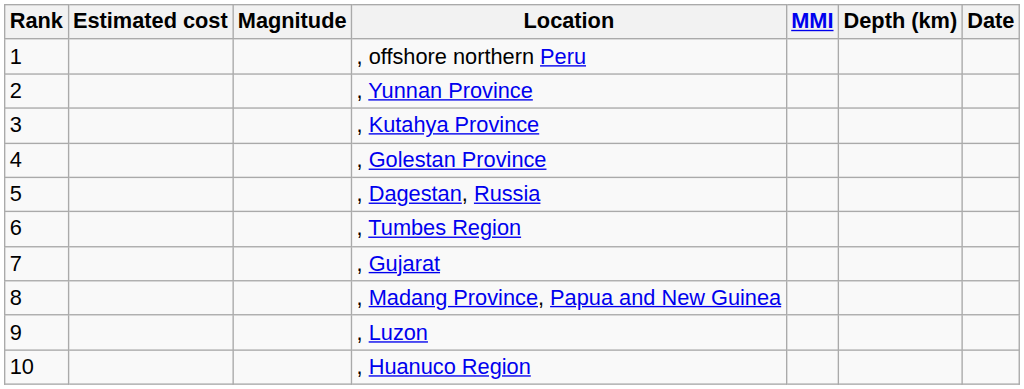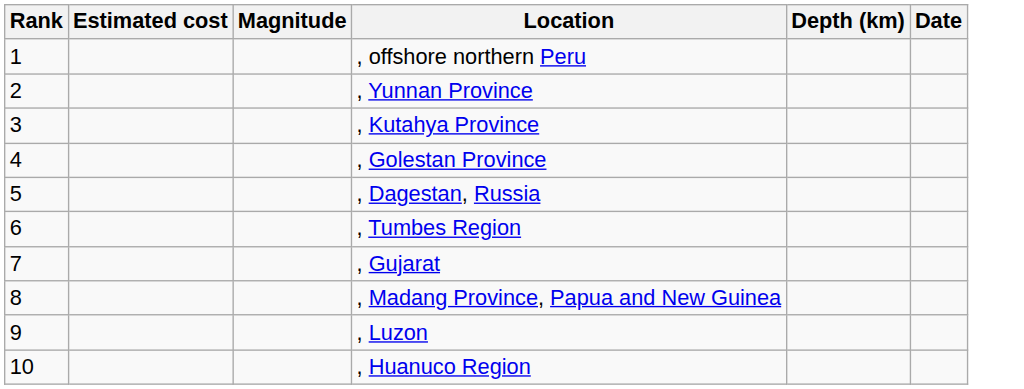- column: (812, 21)
